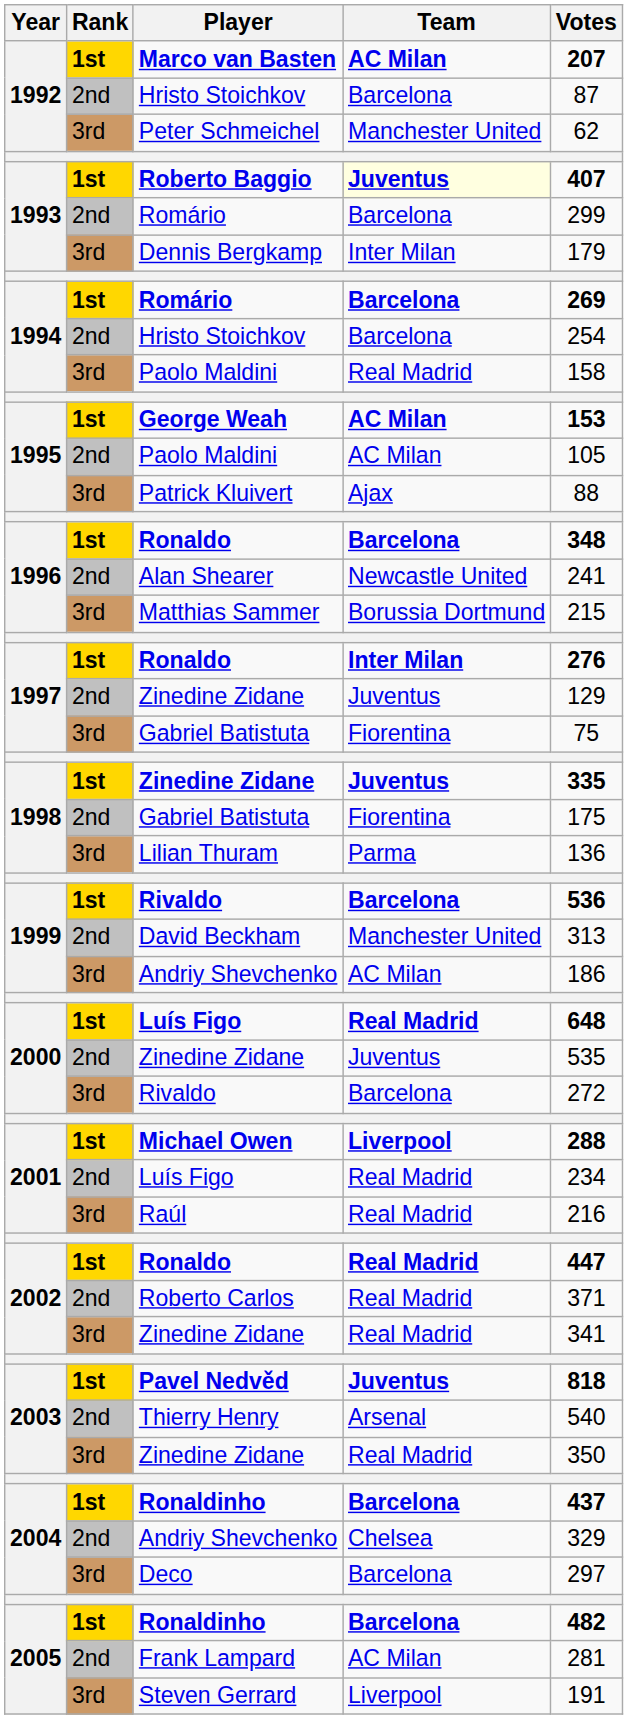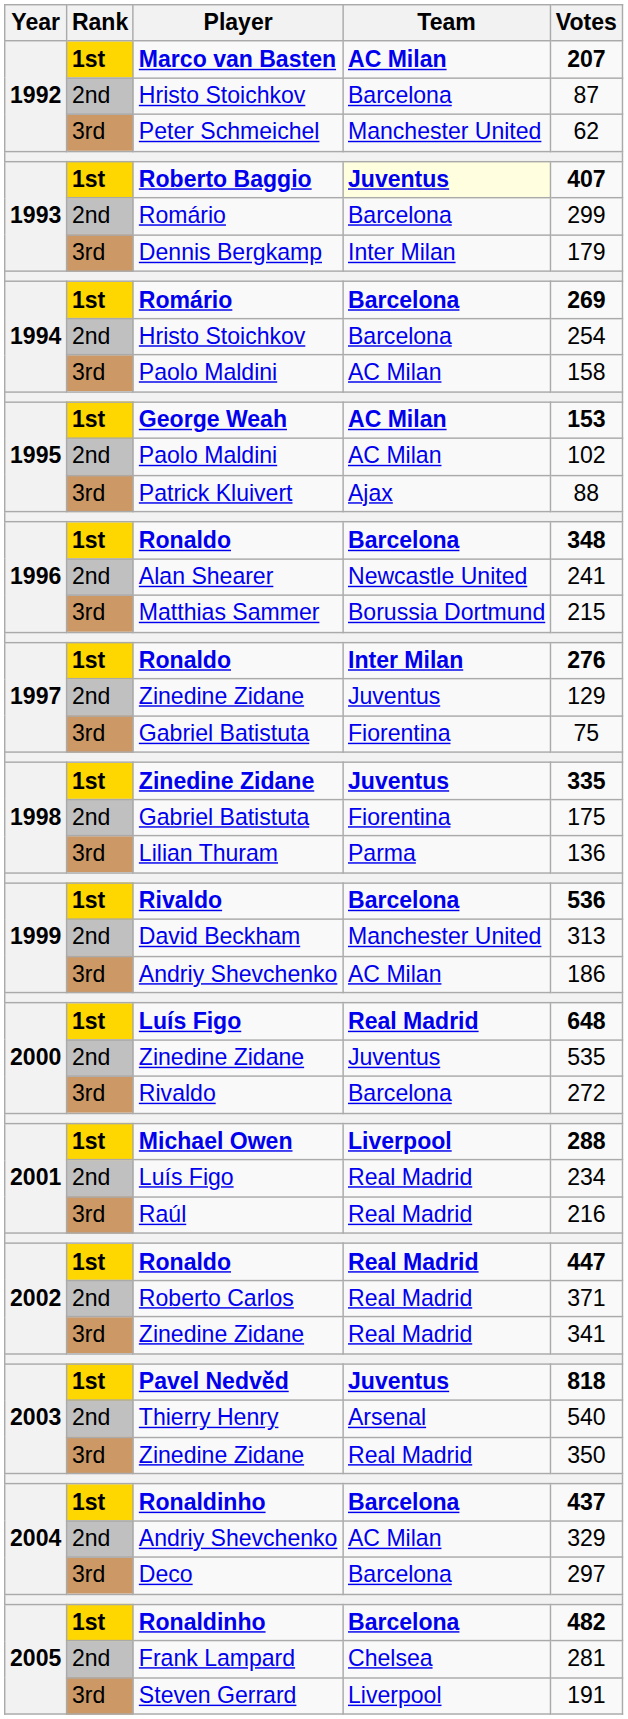(410, 372) Real Madrid -> (395, 372) AC Milan
(586, 456) 105 -> (586, 456) 102
(390, 1538) Chelsea -> (395, 1538) AC Milan
(395, 1658) AC Milan -> (390, 1658) Chelsea
